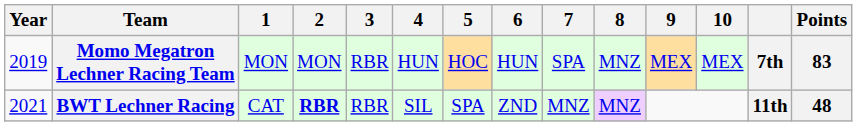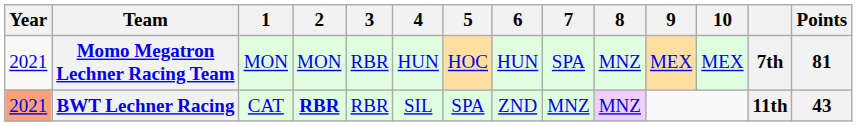(28, 62) 2019 -> (28, 62) 2021
(822, 62) 83 -> (822, 62) 81
(28, 105) no background -> (28, 105) lightsalmon background
(822, 105) 48 -> (822, 105) 43
